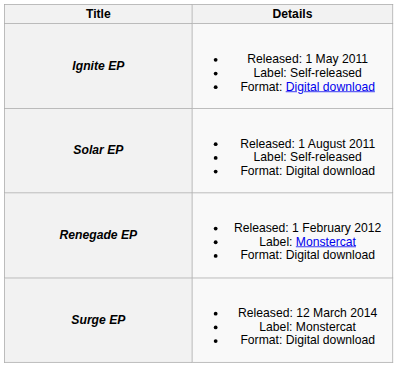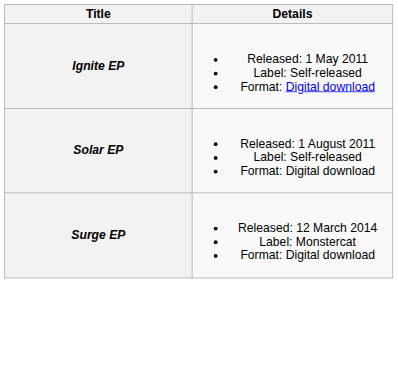- row: (98, 235)
